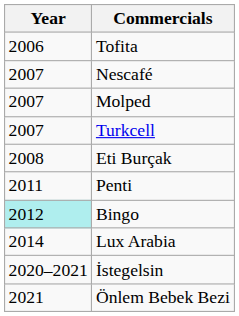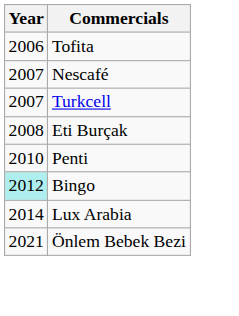- row: (123, 102)
(26, 185) 2011 -> (26, 158) 2010
- row: (130, 269)
